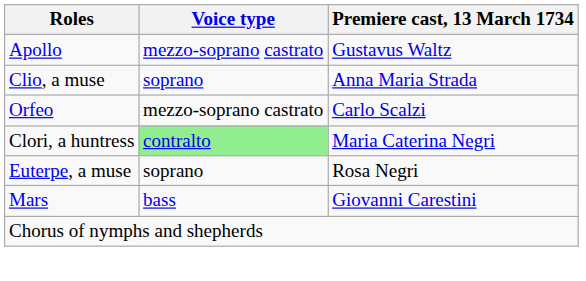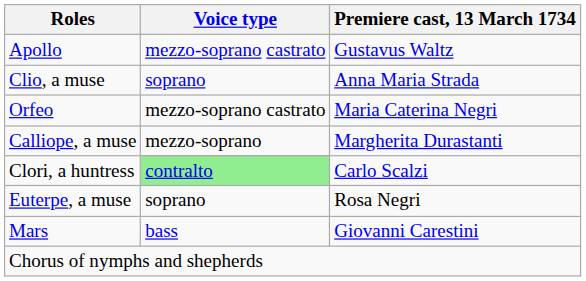(379, 110) Carlo Scalzi -> (416, 110) Maria Caterina Negri
+ row: (73, 140)
(414, 140) Maria Caterina Negri -> (381, 170) Carlo Scalzi
